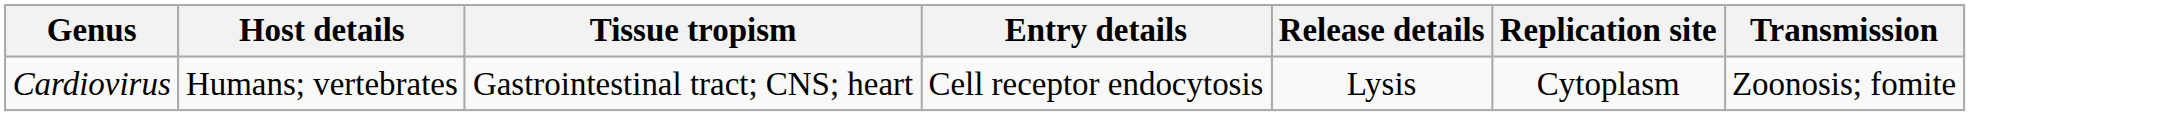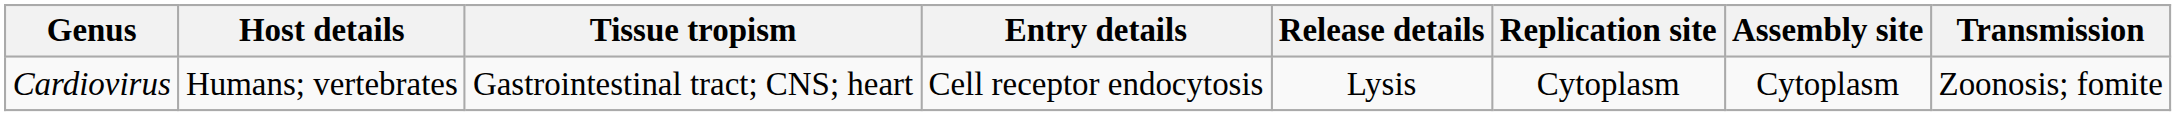+ column: (1828, 30)
